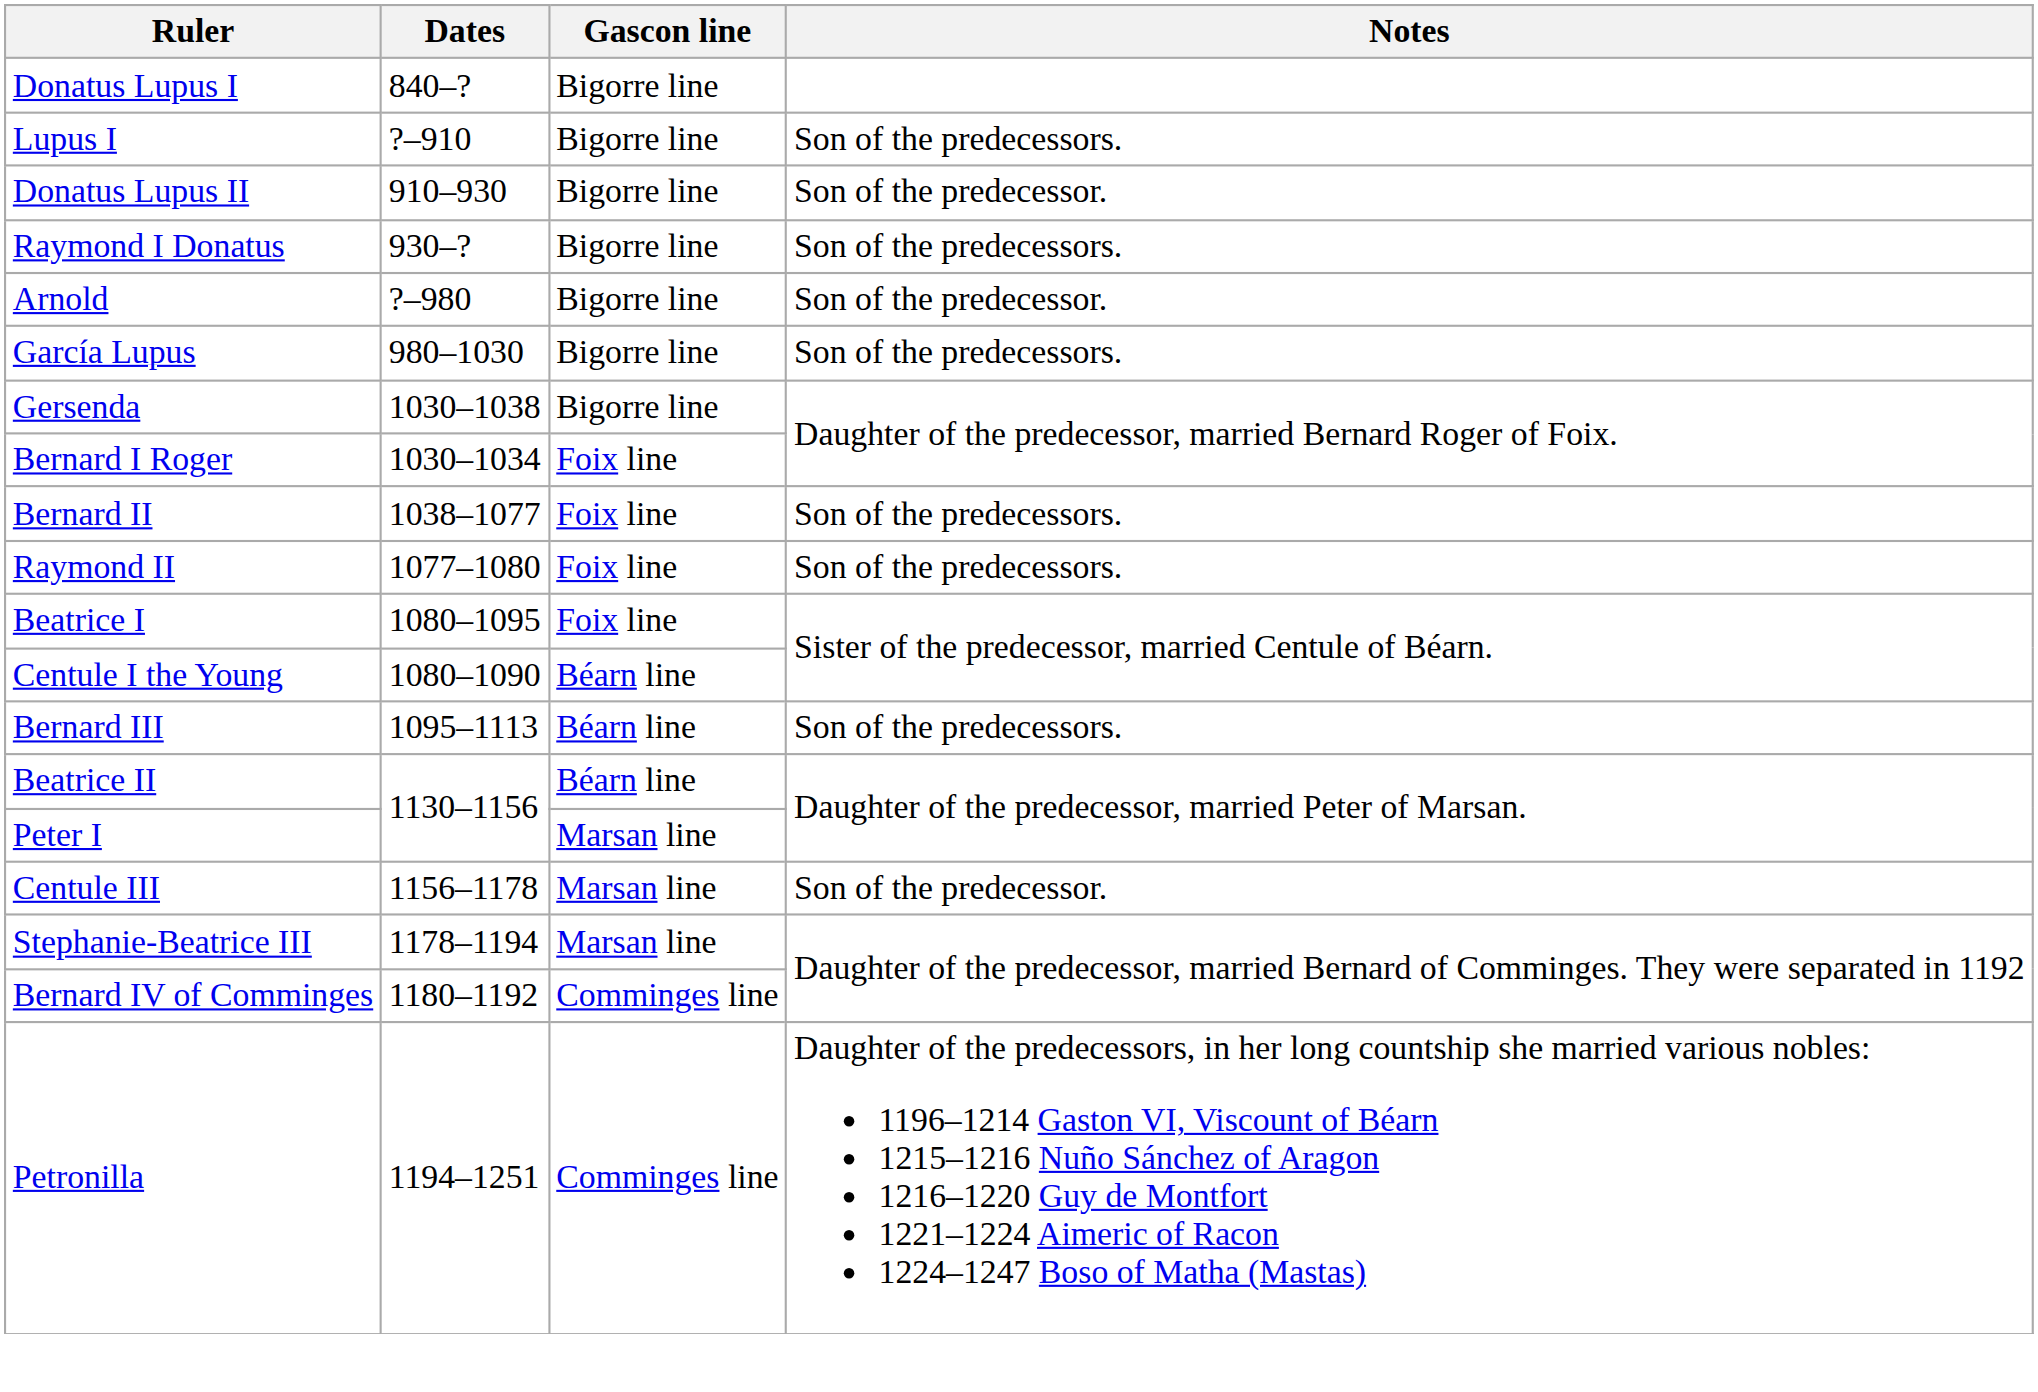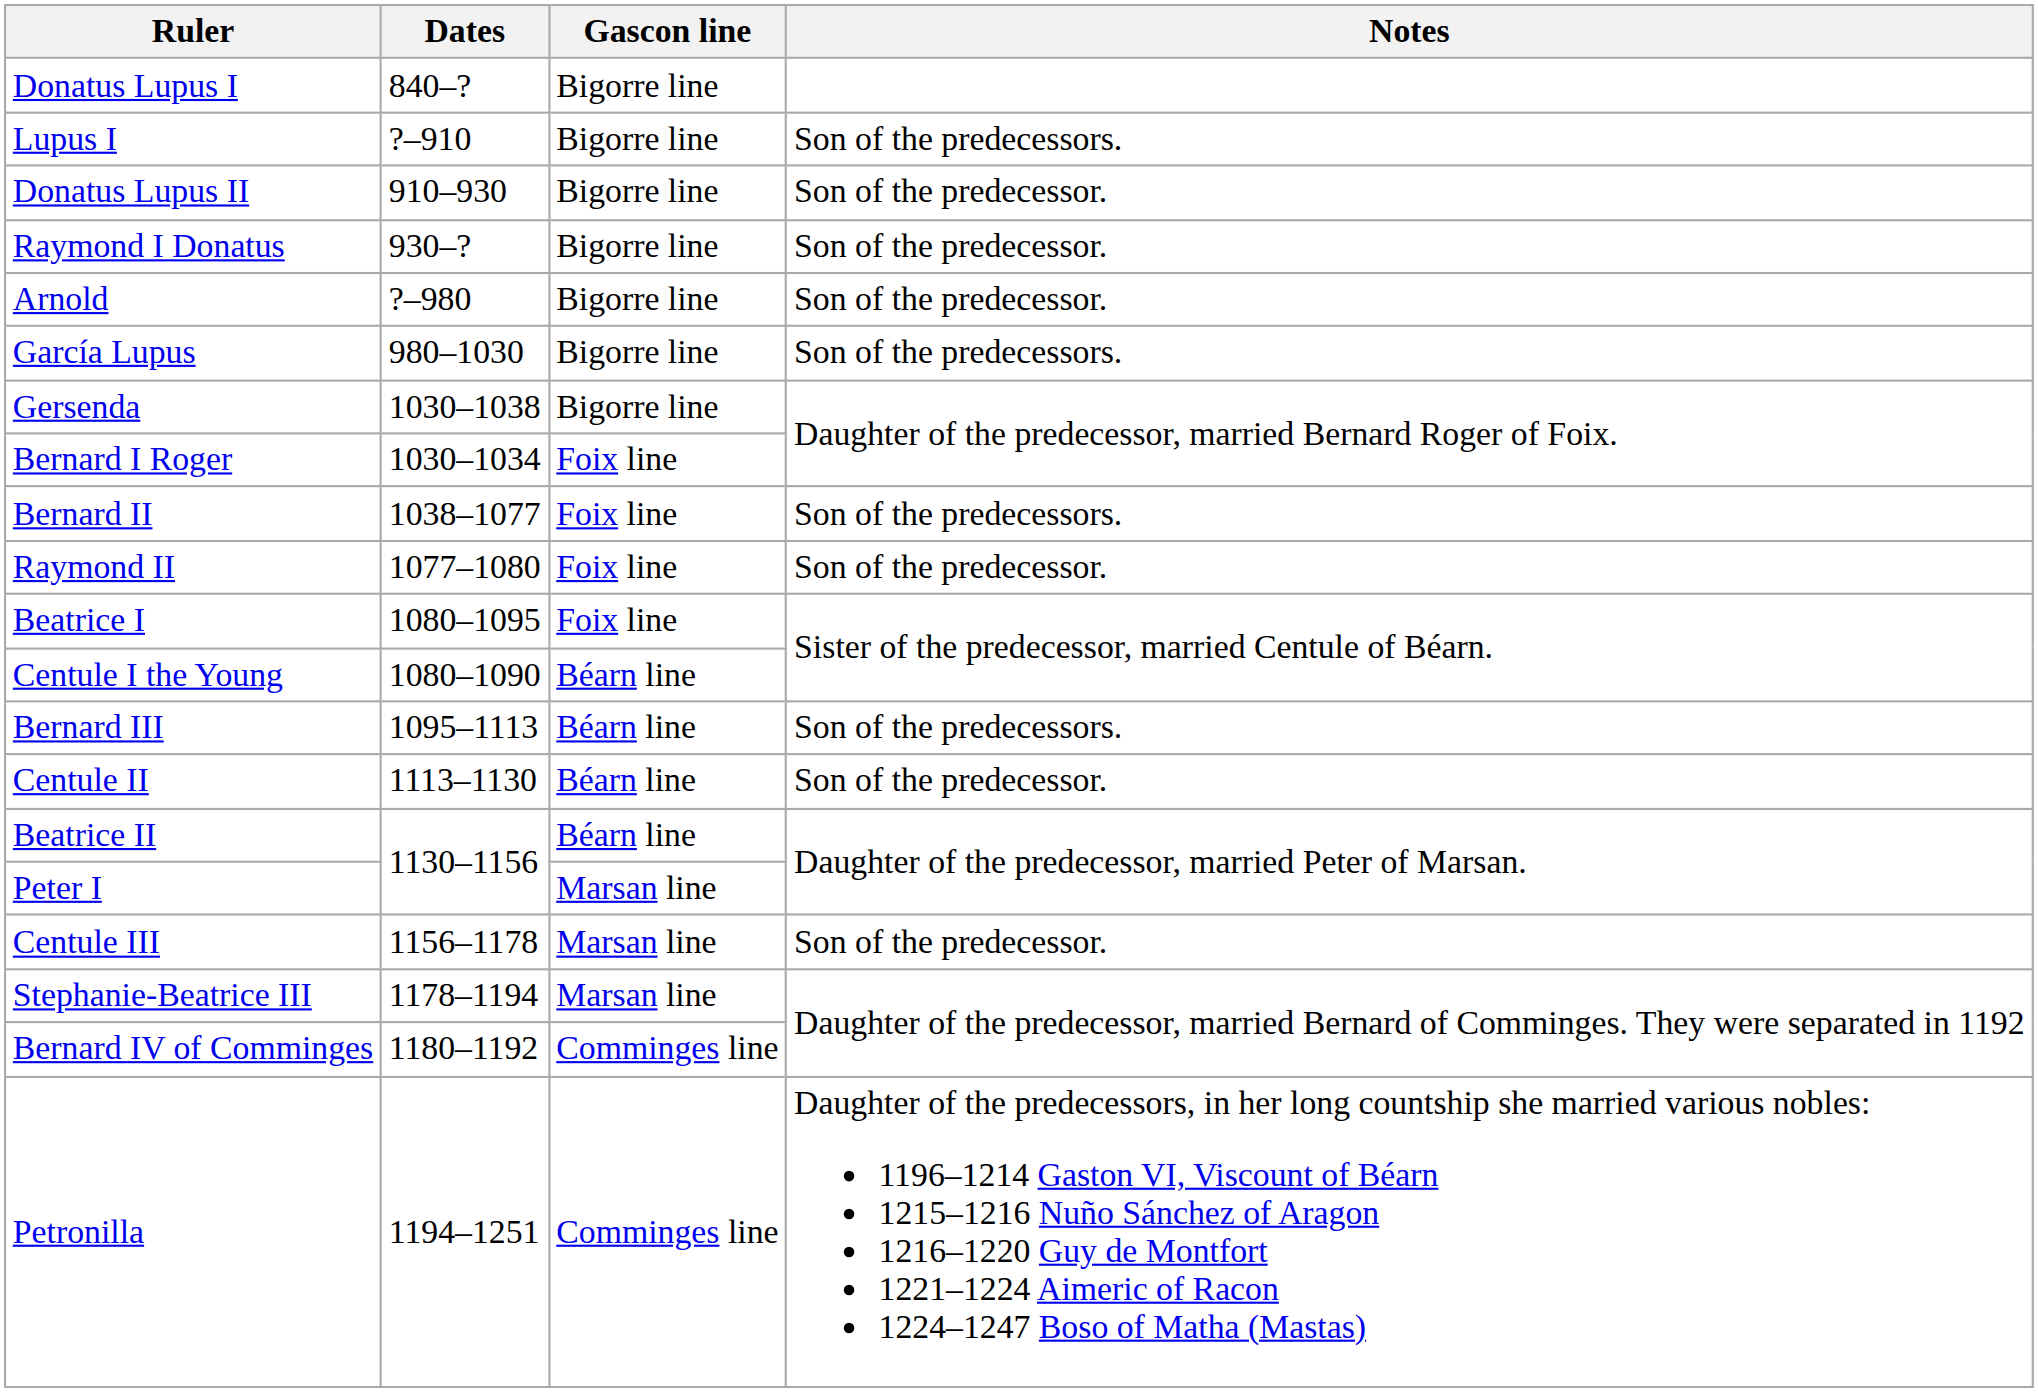(958, 245) Son of the predecessors. -> (951, 245) Son of the predecessor.
(958, 566) Son of the predecessors. -> (951, 566) Son of the predecessor.
+ row: (81, 780)
